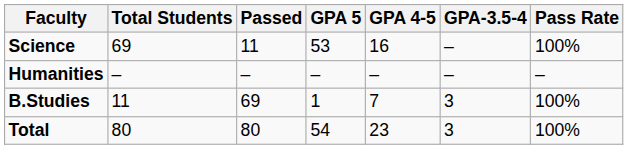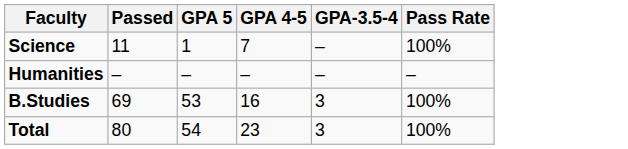- column: (172, 18)
(320, 46) 53 -> (186, 46) 1
(379, 46) 16 -> (245, 46) 7
(315, 102) 1 -> (191, 102) 53
(374, 102) 7 -> (250, 102) 16
